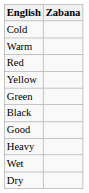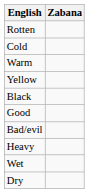+ row: (21, 29)
- row: (15, 63)
- row: (20, 96)
+ row: (25, 130)
